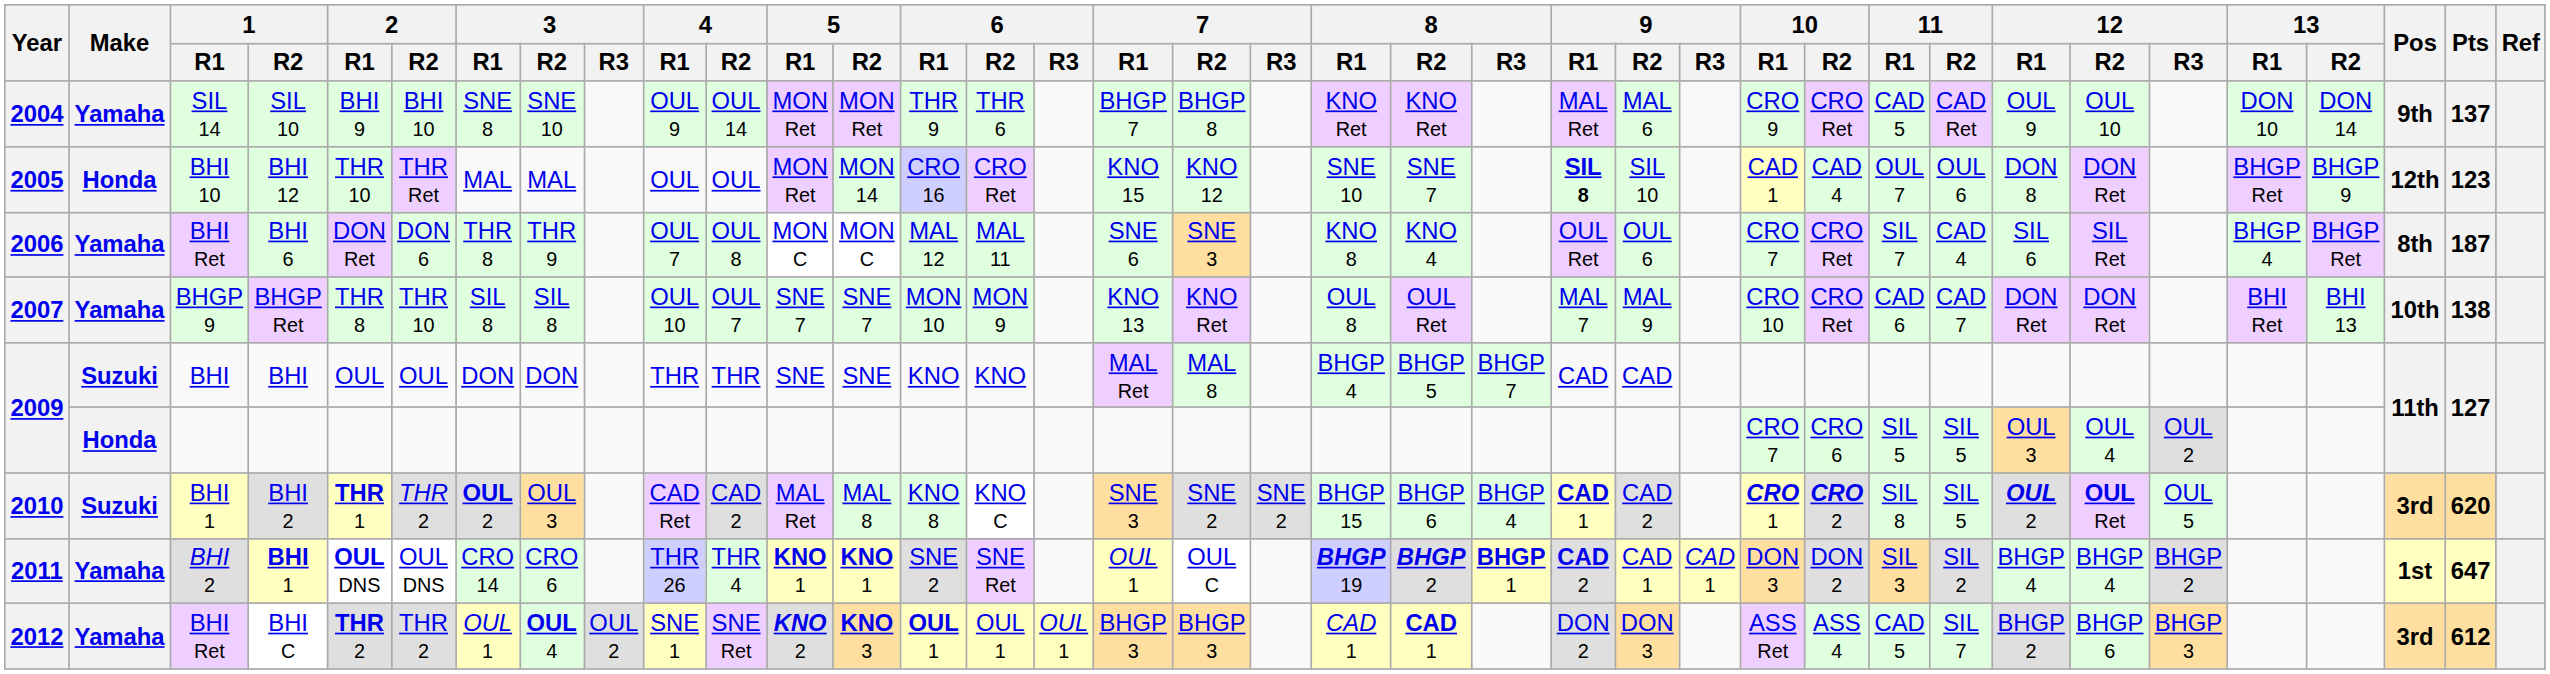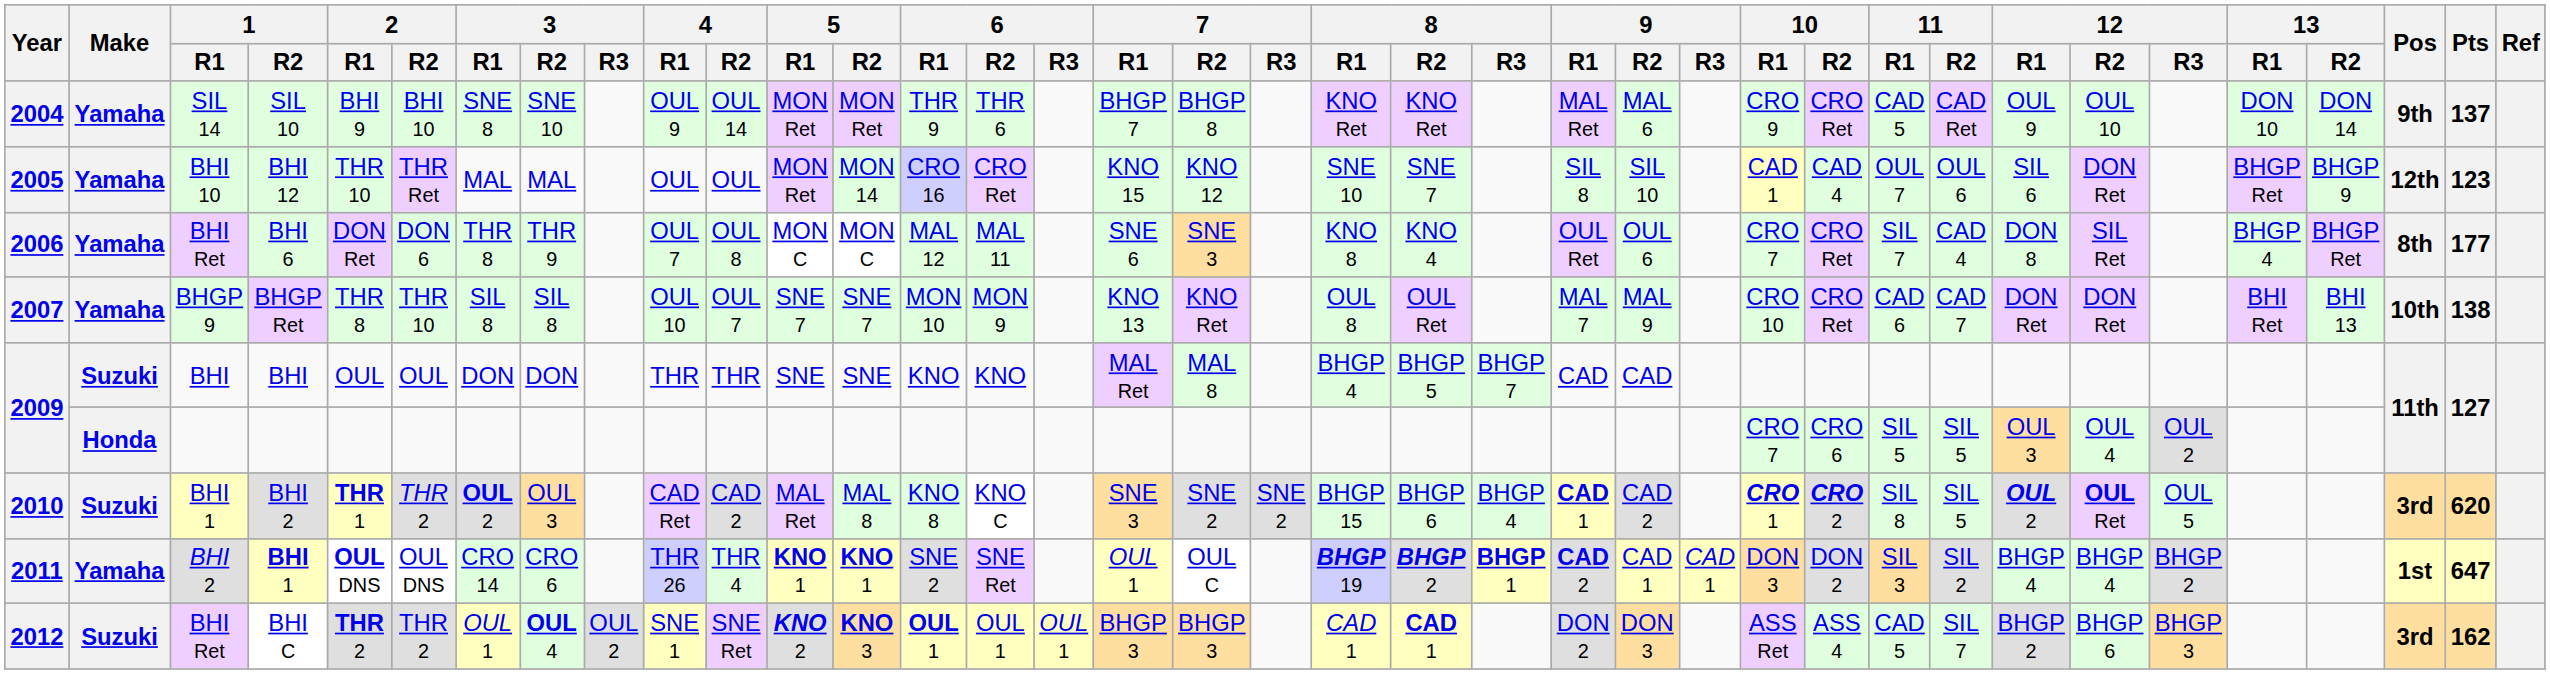(120, 179) Honda -> (120, 179) Yamaha
(1583, 179) bold -> (1583, 178) normal
(2031, 178) DON 8 -> (2031, 178) SIL 6
(2031, 244) SIL 6 -> (2031, 244) DON 8
(2471, 245) 187 -> (2471, 245) 177
(120, 636) Yamaha -> (120, 636) Suzuki
(2471, 636) 612 -> (2471, 636) 162
